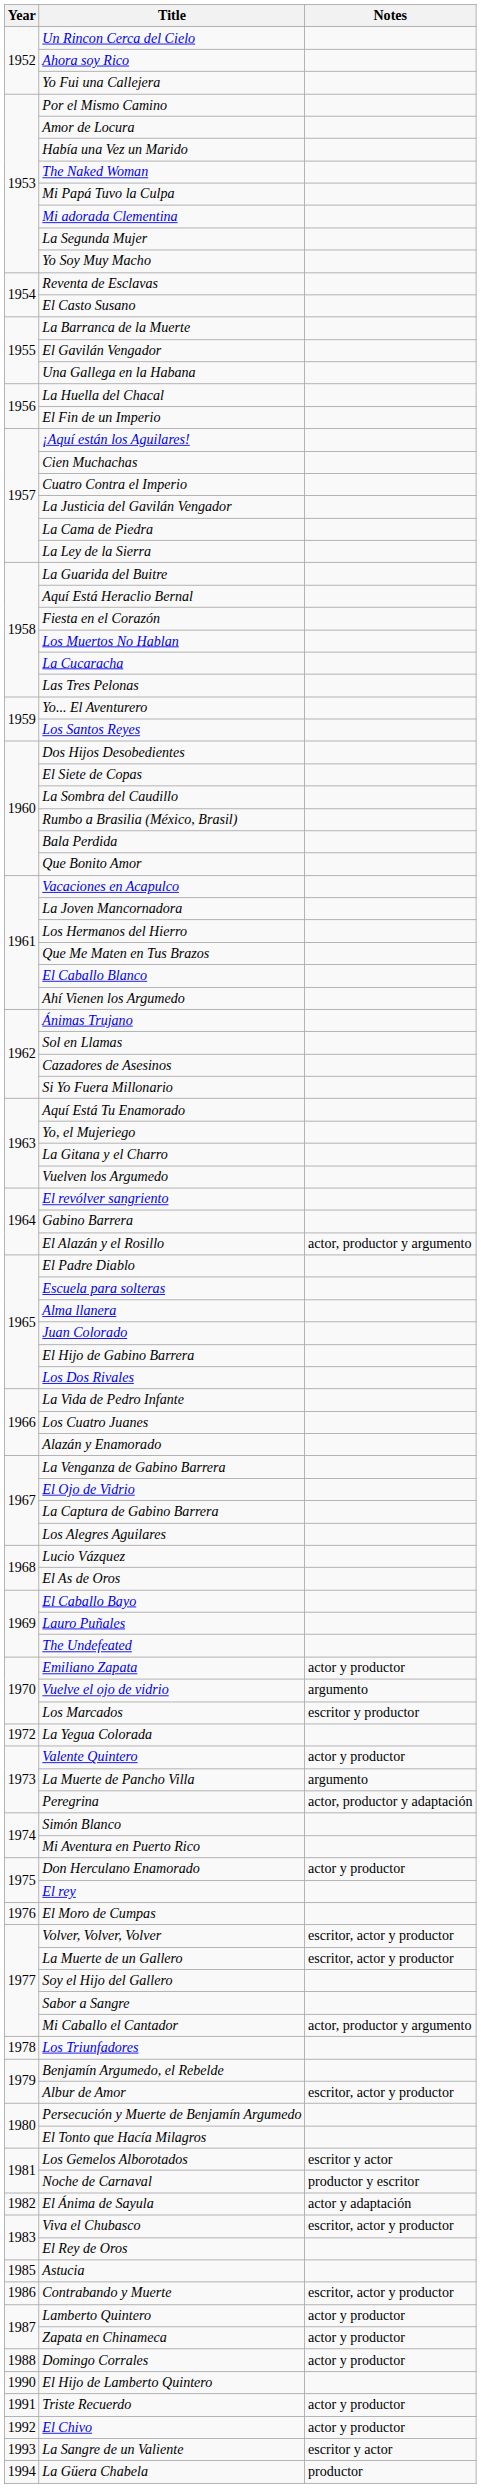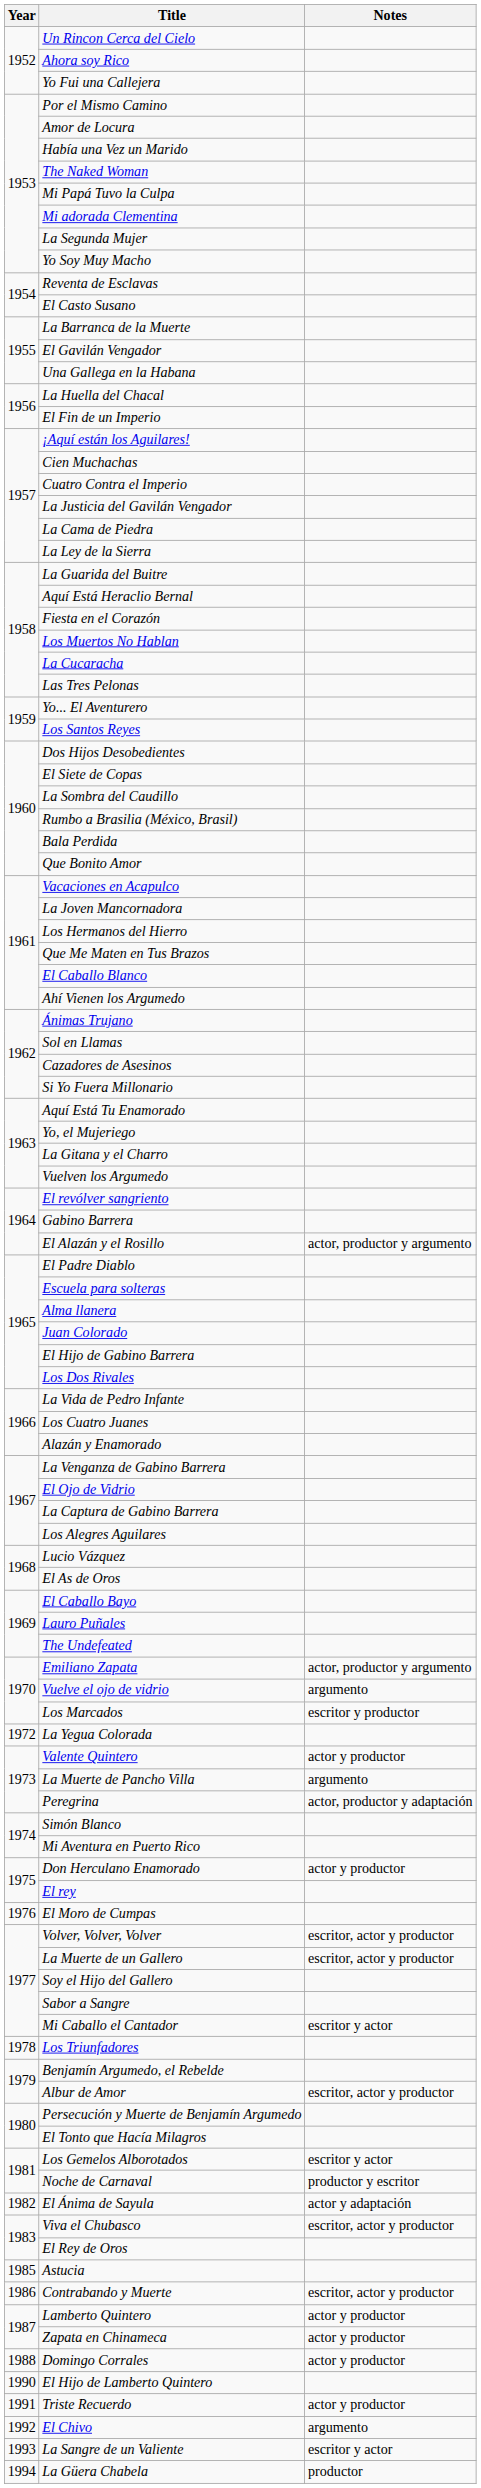(357, 1668) actor y productor -> (390, 1668) actor, productor y argumento
(390, 2025) actor, productor y argumento -> (350, 2025) escritor y actor
(357, 2427) actor y productor -> (338, 2427) argumento
